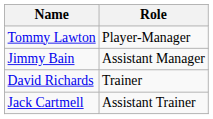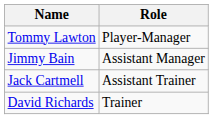rows swapped: (51, 80) <-> (46, 102)
